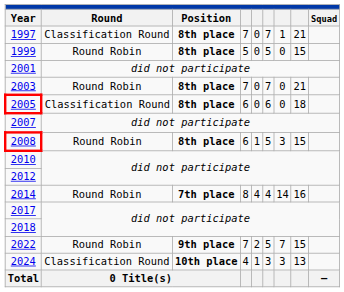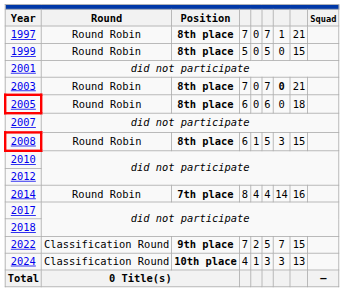(107, 35) Classification Round -> (107, 35) Round Robin
(282, 86) normal -> (282, 86) bold
(107, 104) Classification Round -> (107, 104) Round Robin
(107, 245) Round Robin -> (107, 245) Classification Round
